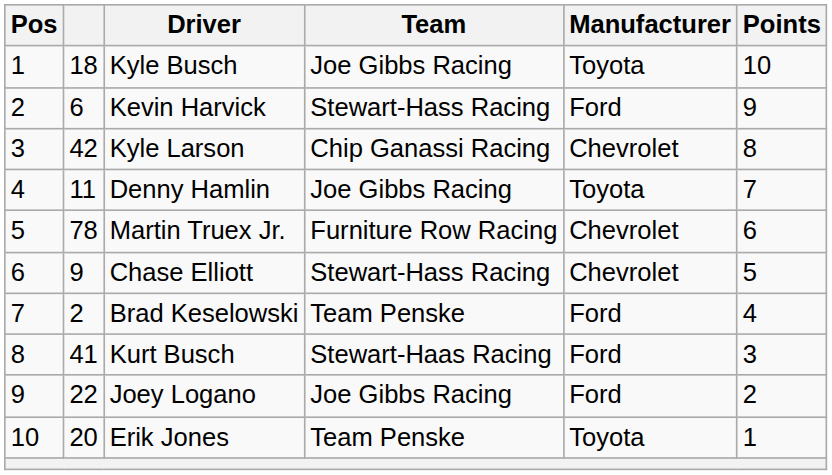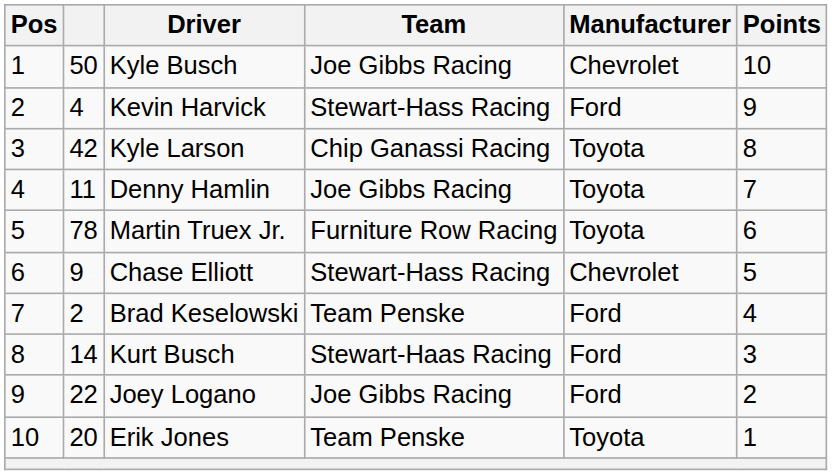(84, 65) 18 -> (84, 65) 50
(607, 65) Toyota -> (624, 65) Chevrolet
(77, 107) 6 -> (77, 107) 4
(624, 148) Chevrolet -> (607, 148) Toyota
(624, 230) Chevrolet -> (607, 230) Toyota
(84, 354) 41 -> (84, 354) 14
